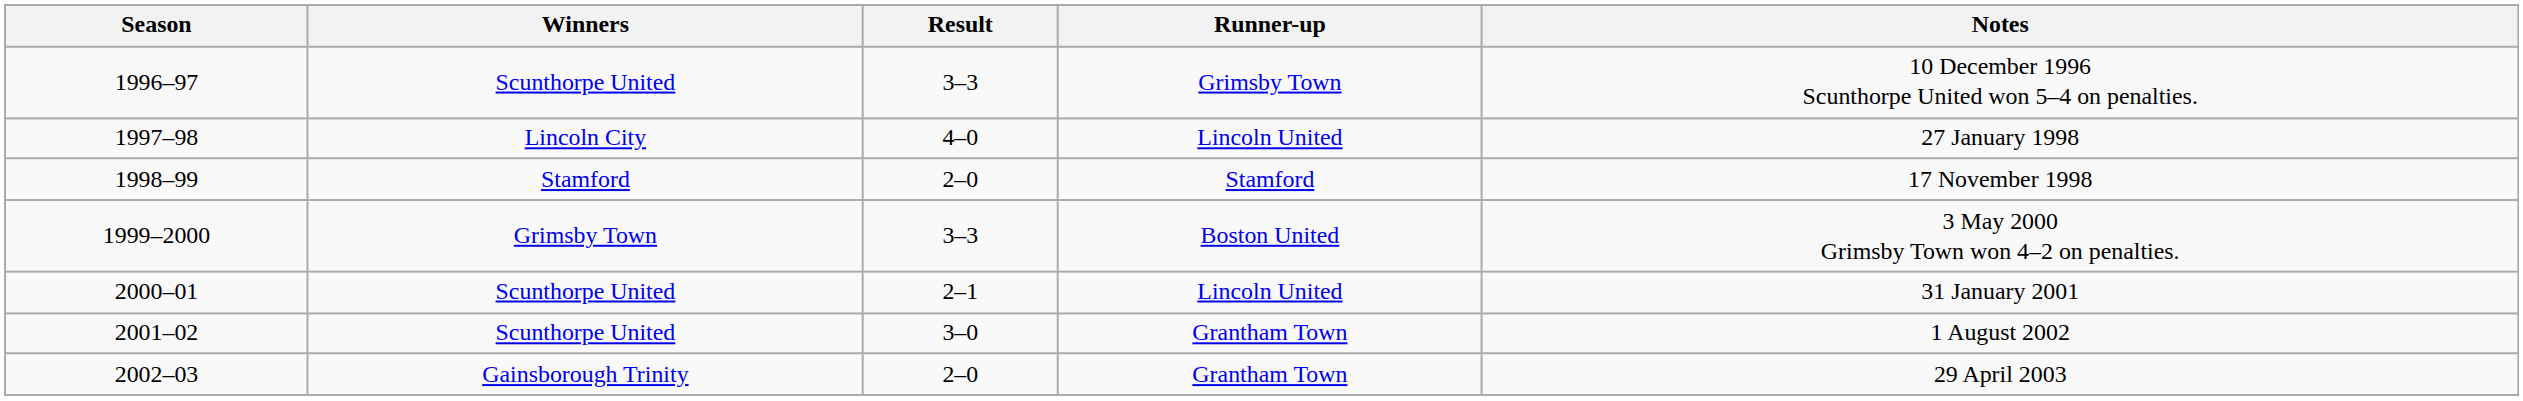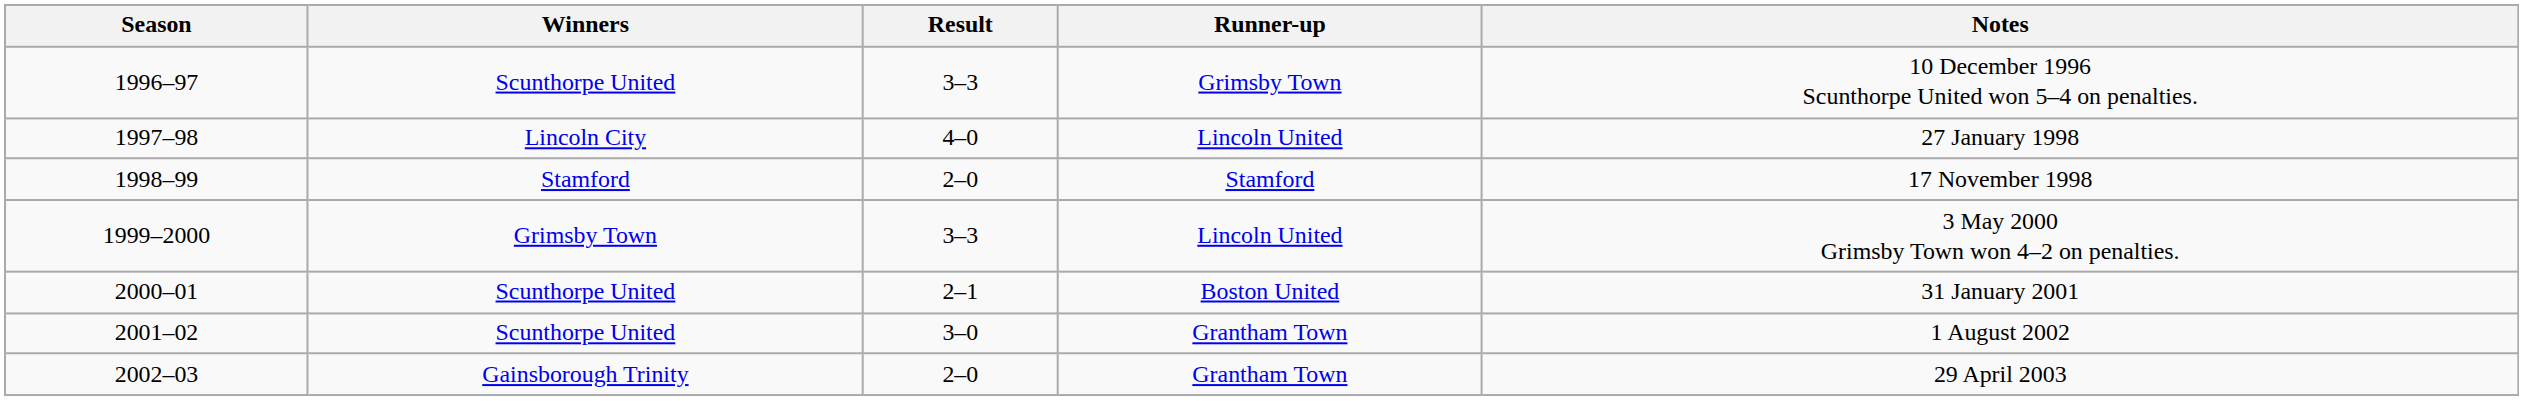(1270, 235) Boston United -> (1270, 235) Lincoln United
(1270, 291) Lincoln United -> (1270, 291) Boston United
